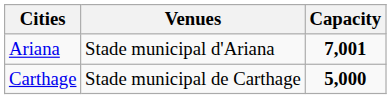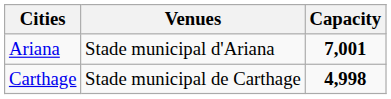(345, 78) 5,000 -> (345, 78) 4,998
